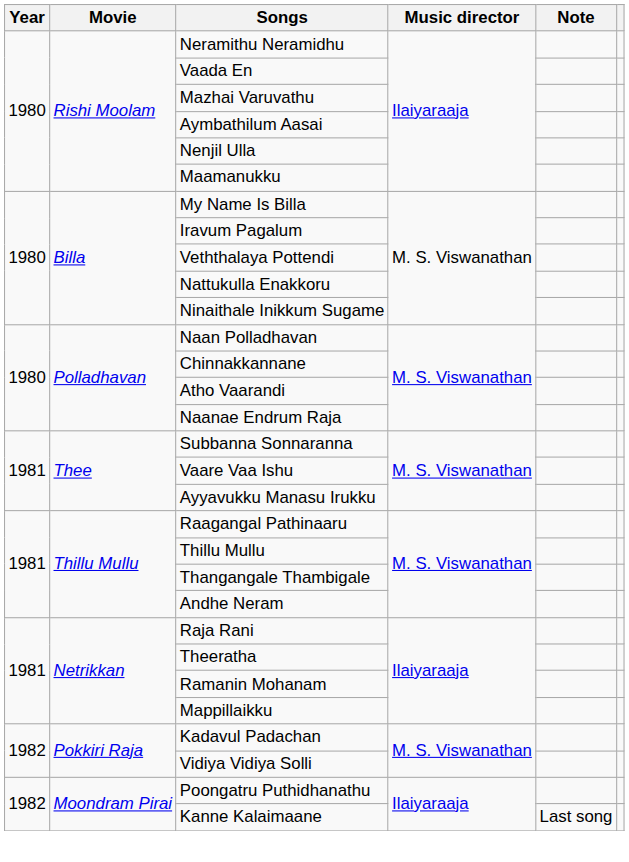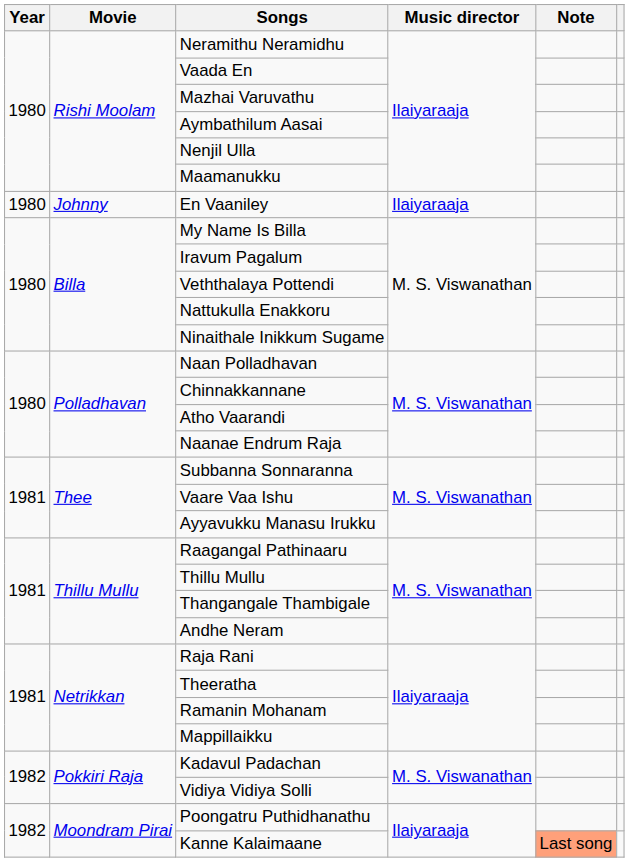+ row: (224, 204)
(576, 817) no background -> (576, 843) lightsalmon background
